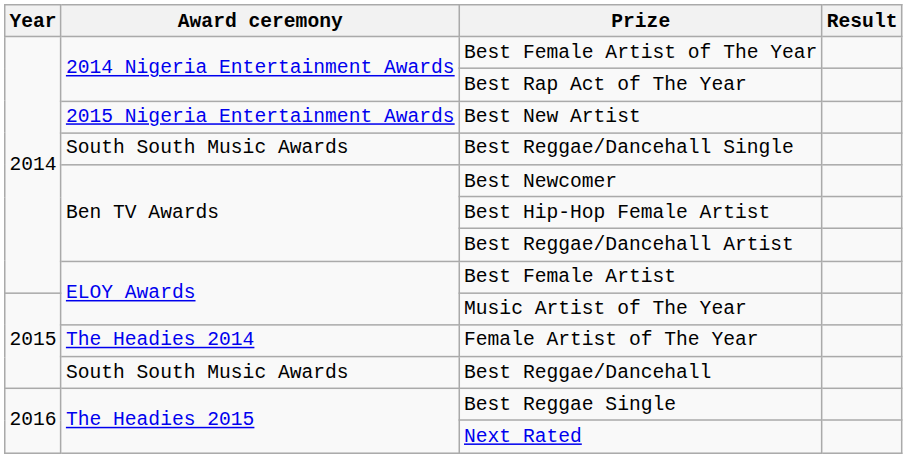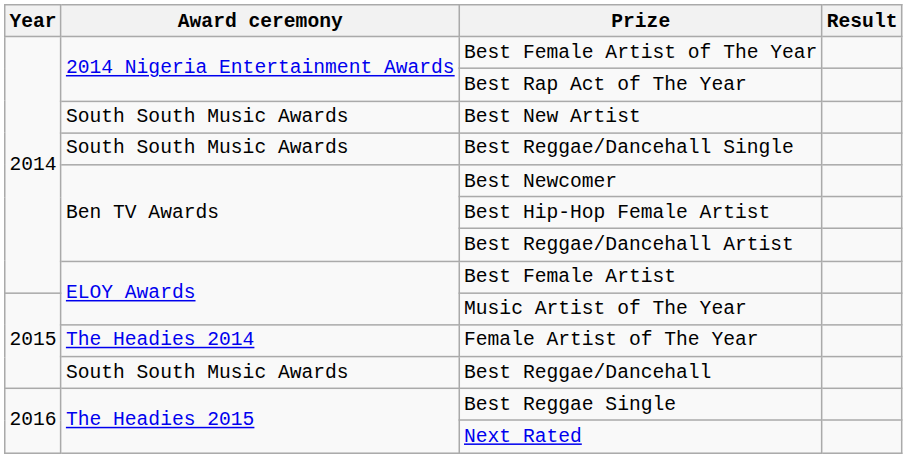(260, 117) 2015 Nigeria Entertainment Awards -> (207, 117) South South Music Awards
